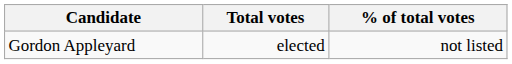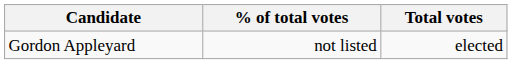columns swapped: (265, 17) <-> (418, 17)
